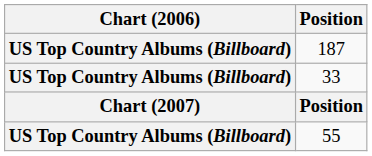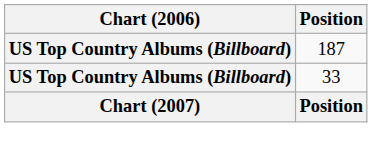- row: (331, 135)
